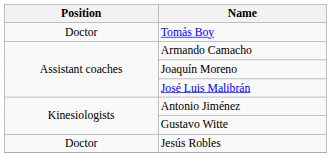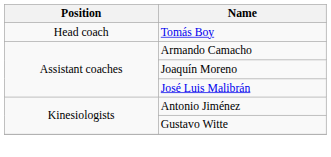(81, 32) Doctor -> (81, 32) Head coach
- row: (191, 143)
